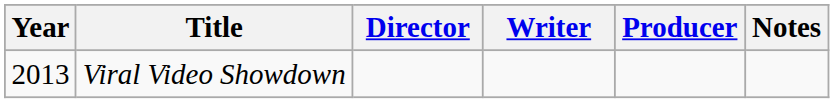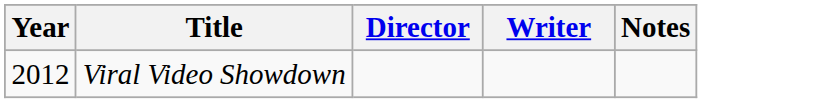- column: (680, 27)
(41, 73) 2013 -> (41, 73) 2012
